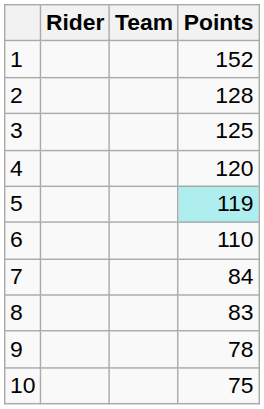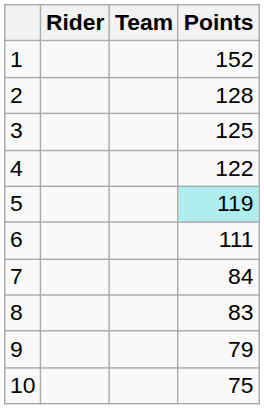(234, 167) 120 -> (234, 167) 122
(235, 240) 110 -> (236, 240) 111
(241, 349) 78 -> (241, 349) 79
